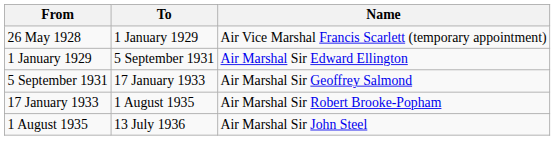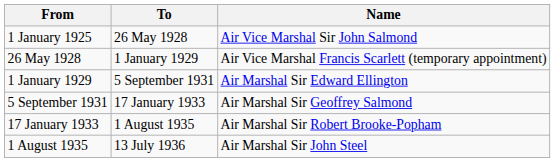+ row: (50, 37)
